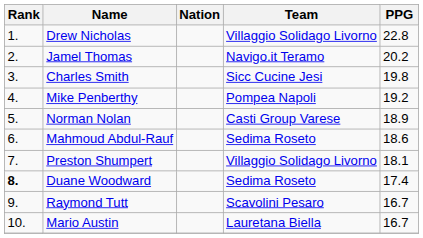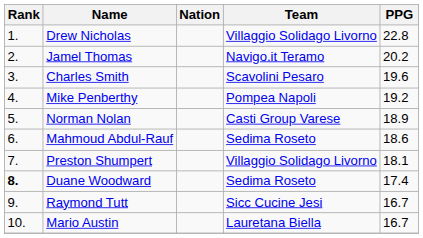(274, 77) Sicc Cucine Jesi -> (275, 77) Scavolini Pesaro
(396, 77) 19.8 -> (396, 77) 19.6
(275, 202) Scavolini Pesaro -> (274, 202) Sicc Cucine Jesi
